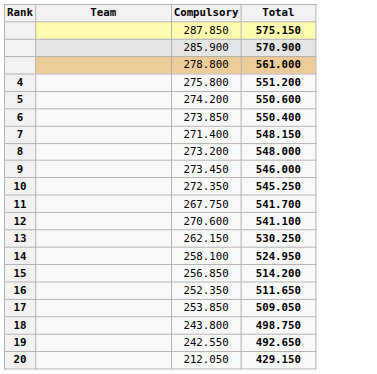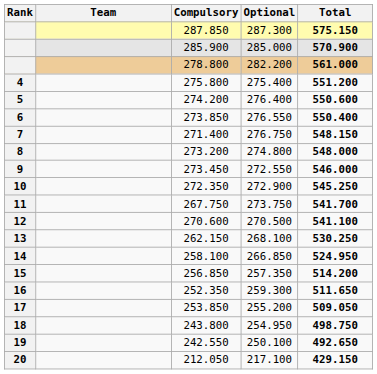+ column: (269, 13)
